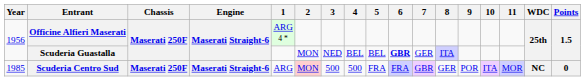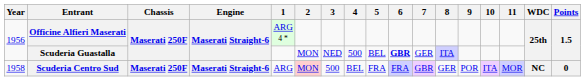(355, 53) BEL -> (355, 53) 500
(16, 68) 1985 -> (16, 68) 1958
(355, 68) 500 -> (355, 68) BEL
